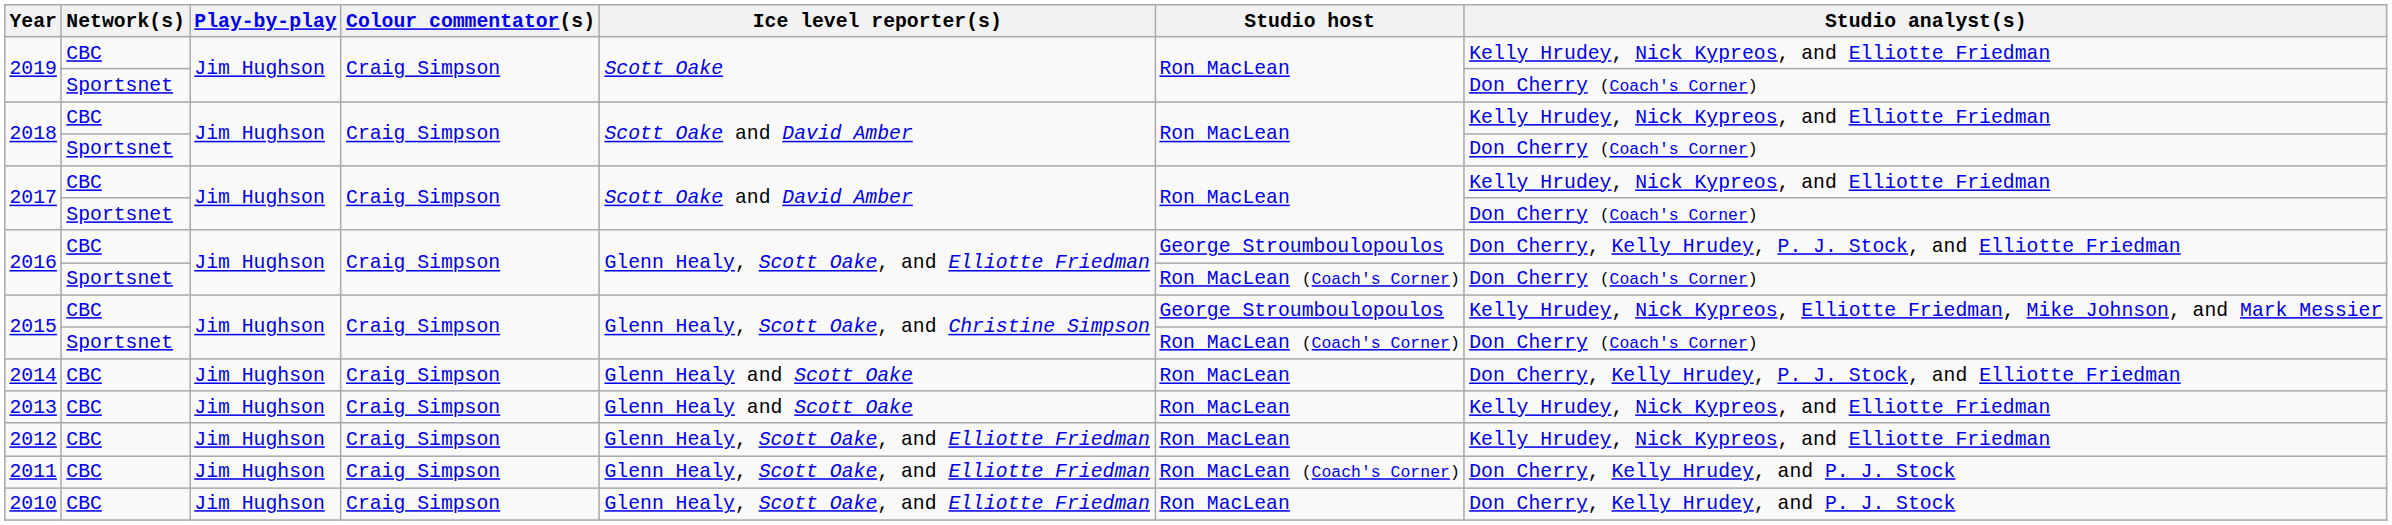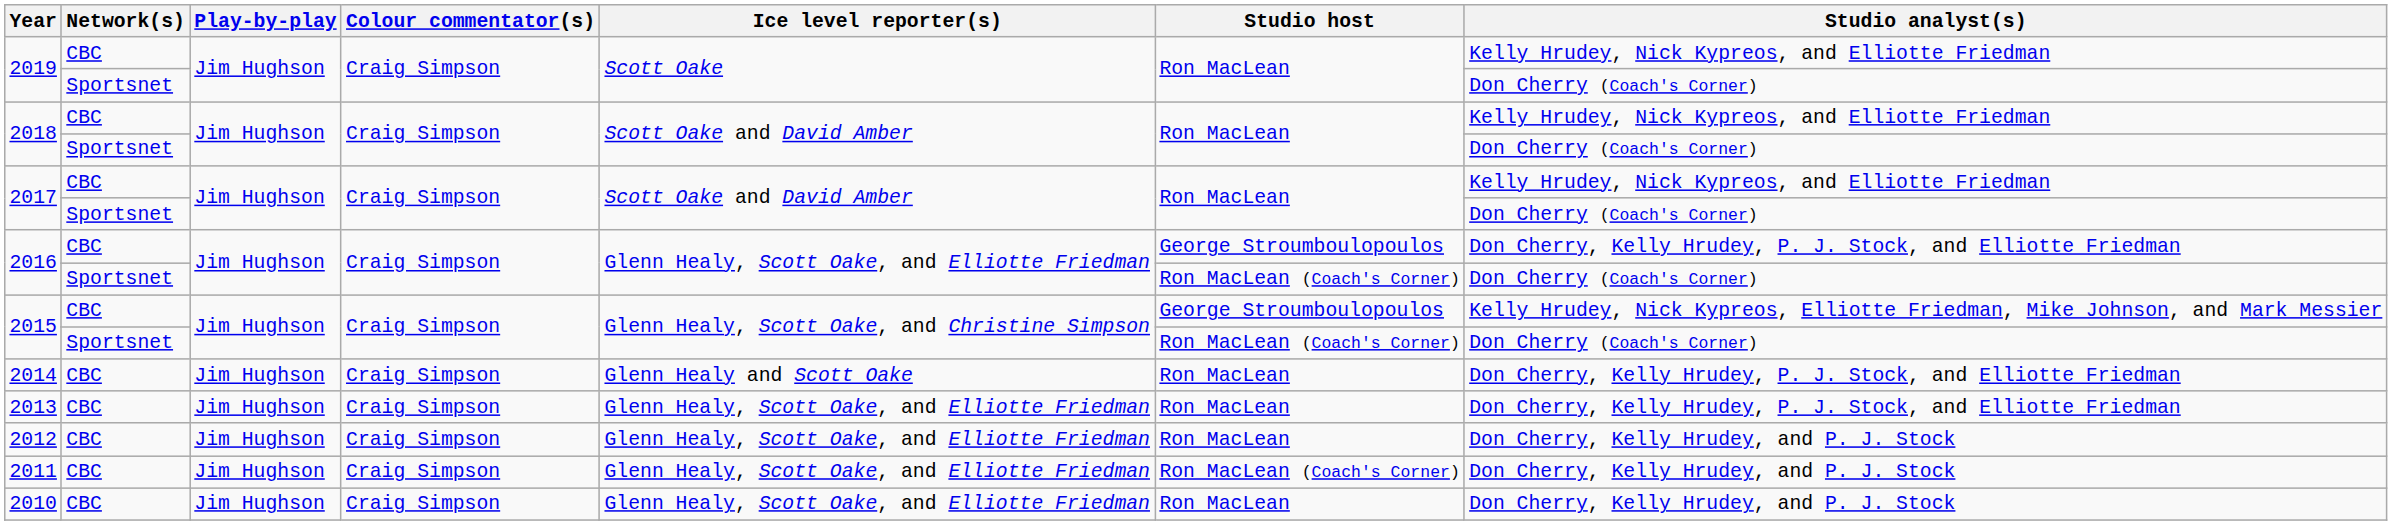(759, 407) Glenn Healy and Scott Oake -> (877, 407) Glenn Healy, Scott Oake, and Elliotte Friedman
(1760, 407) Kelly Hrudey, Nick Kypreos, and Elliotte Friedman -> (1825, 407) Don Cherry, Kelly Hrudey, P. J. Stock, and Elliotte Friedman
(1760, 440) Kelly Hrudey, Nick Kypreos, and Elliotte Friedman -> (1712, 440) Don Cherry, Kelly Hrudey, and P. J. Stock
